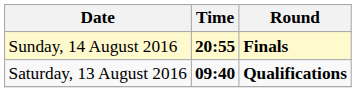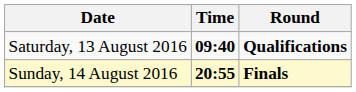rows swapped: (98, 73) <-> (93, 45)
